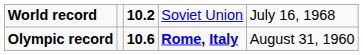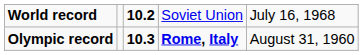(141, 38) 10.6 -> (141, 38) 10.3
